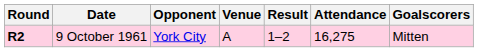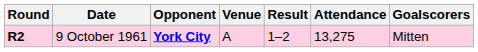(180, 36) normal -> (182, 36) bold
(334, 36) 16,275 -> (334, 36) 13,275
